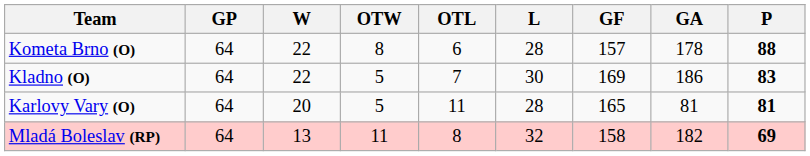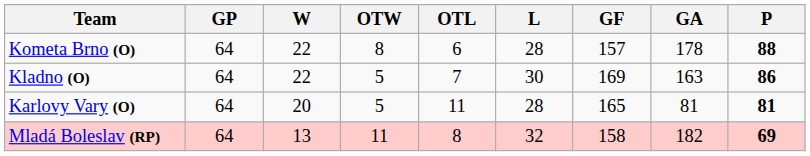(689, 77) 186 -> (689, 77) 163
(767, 77) 83 -> (767, 77) 86
